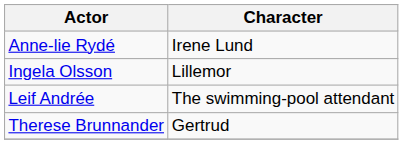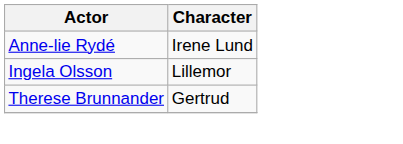- row: (51, 98)
